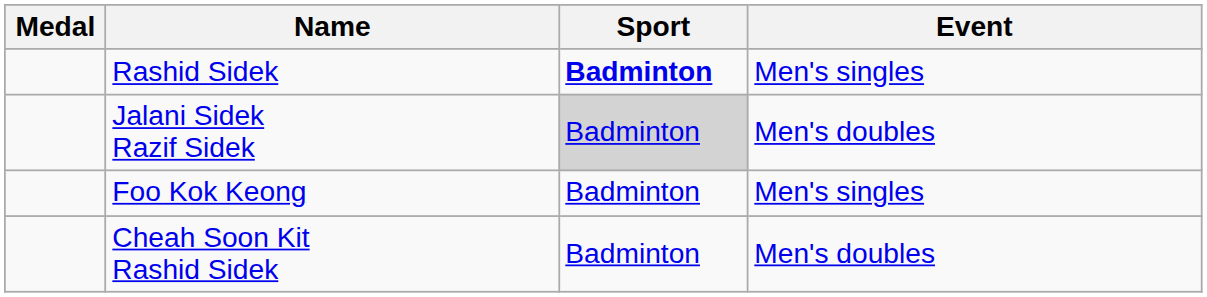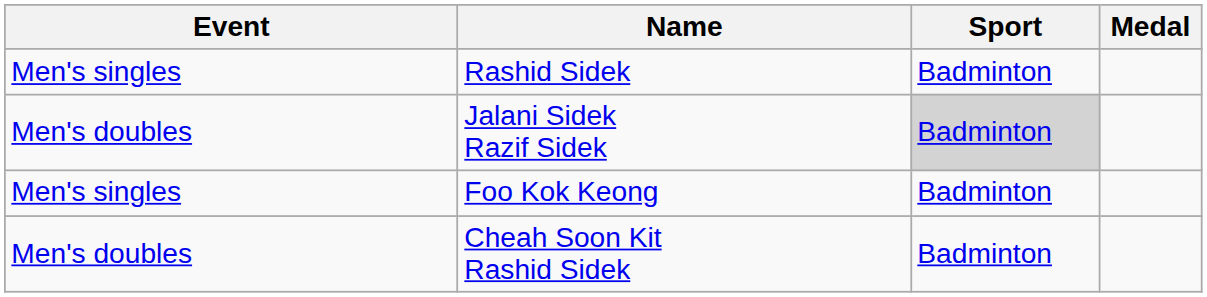columns swapped: (55, 26) <-> (974, 26)
(639, 71) bold -> (985, 71) normal
